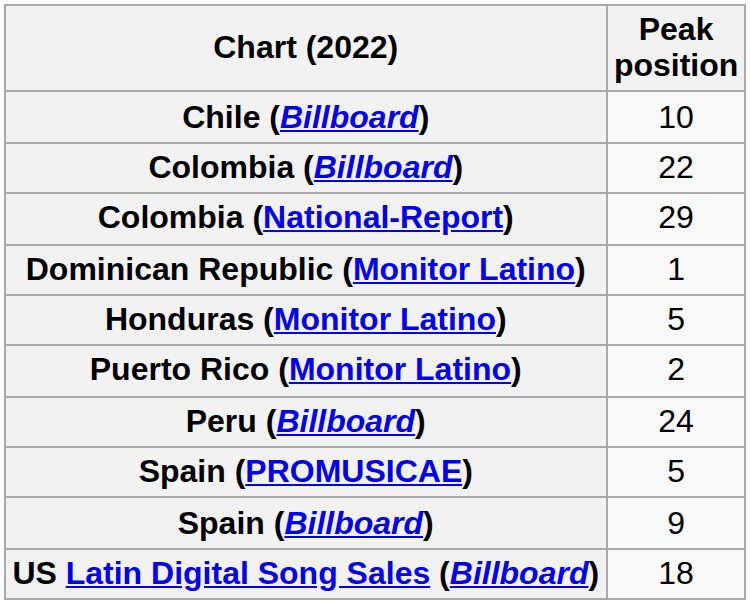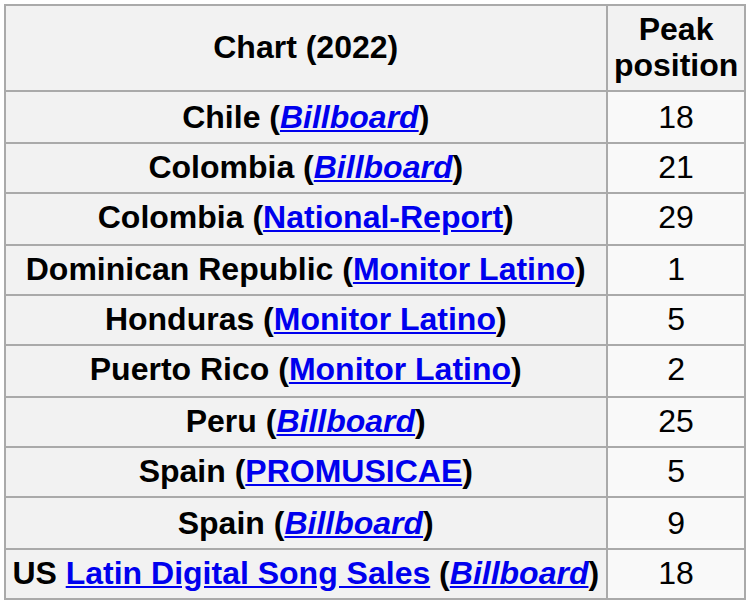(676, 116) 10 -> (676, 116) 18
(676, 167) 22 -> (676, 167) 21
(676, 421) 24 -> (676, 421) 25
